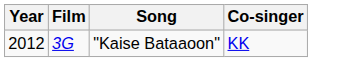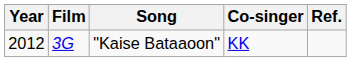+ column: (327, 17)
